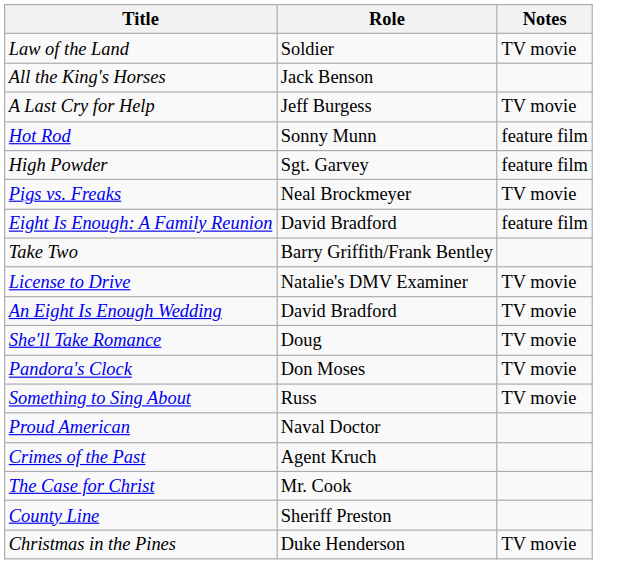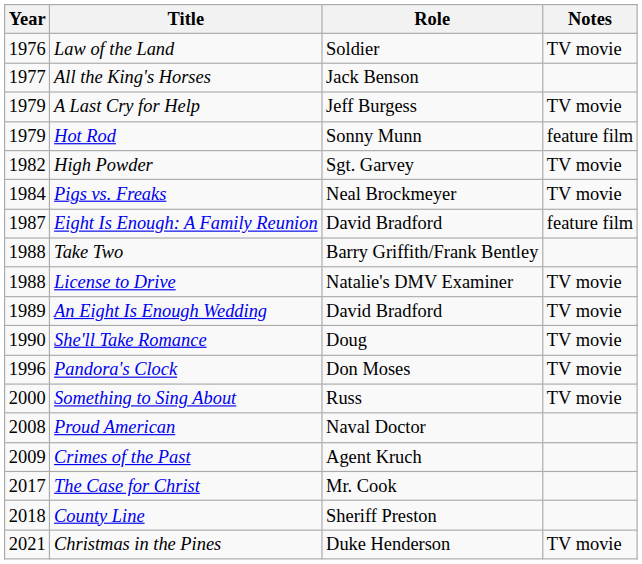+ column: (27, 19)
(545, 164) feature film -> (584, 164) TV movie
